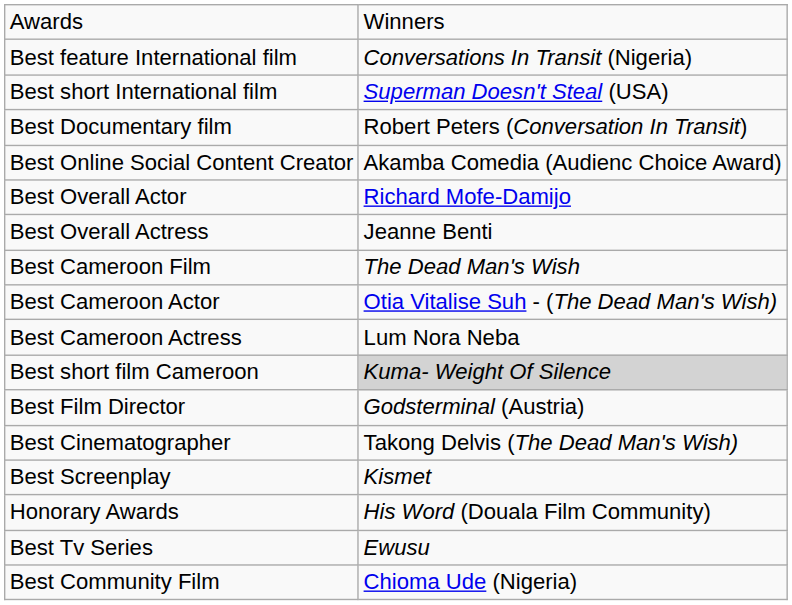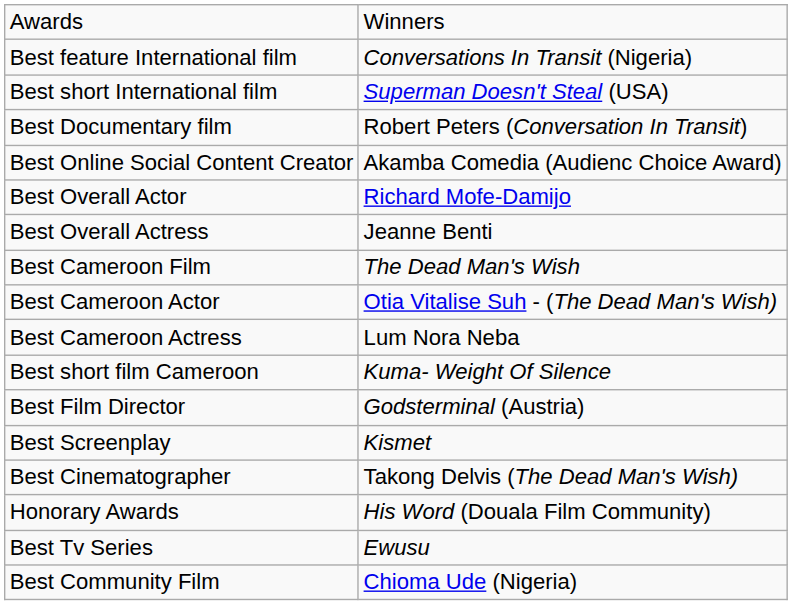(487, 372) lightgrey background -> (487, 372) no background
rows swapped: (90, 477) <-> (120, 442)
